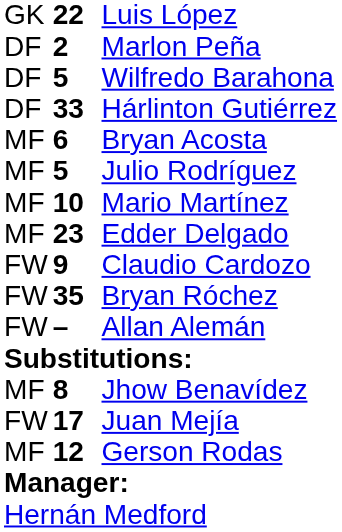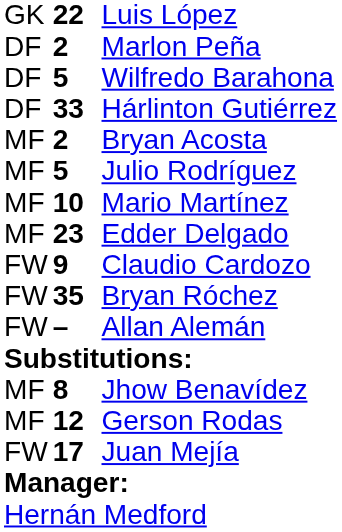(61, 139) 6 -> (61, 139) 2
rows swapped: (192, 451) <-> (170, 420)
